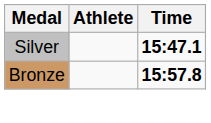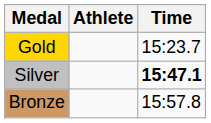+ row: (37, 46)
(172, 74) bold -> (171, 103) normal
